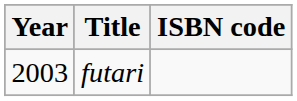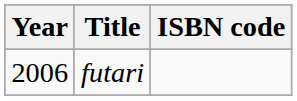(40, 71) 2003 -> (40, 71) 2006
